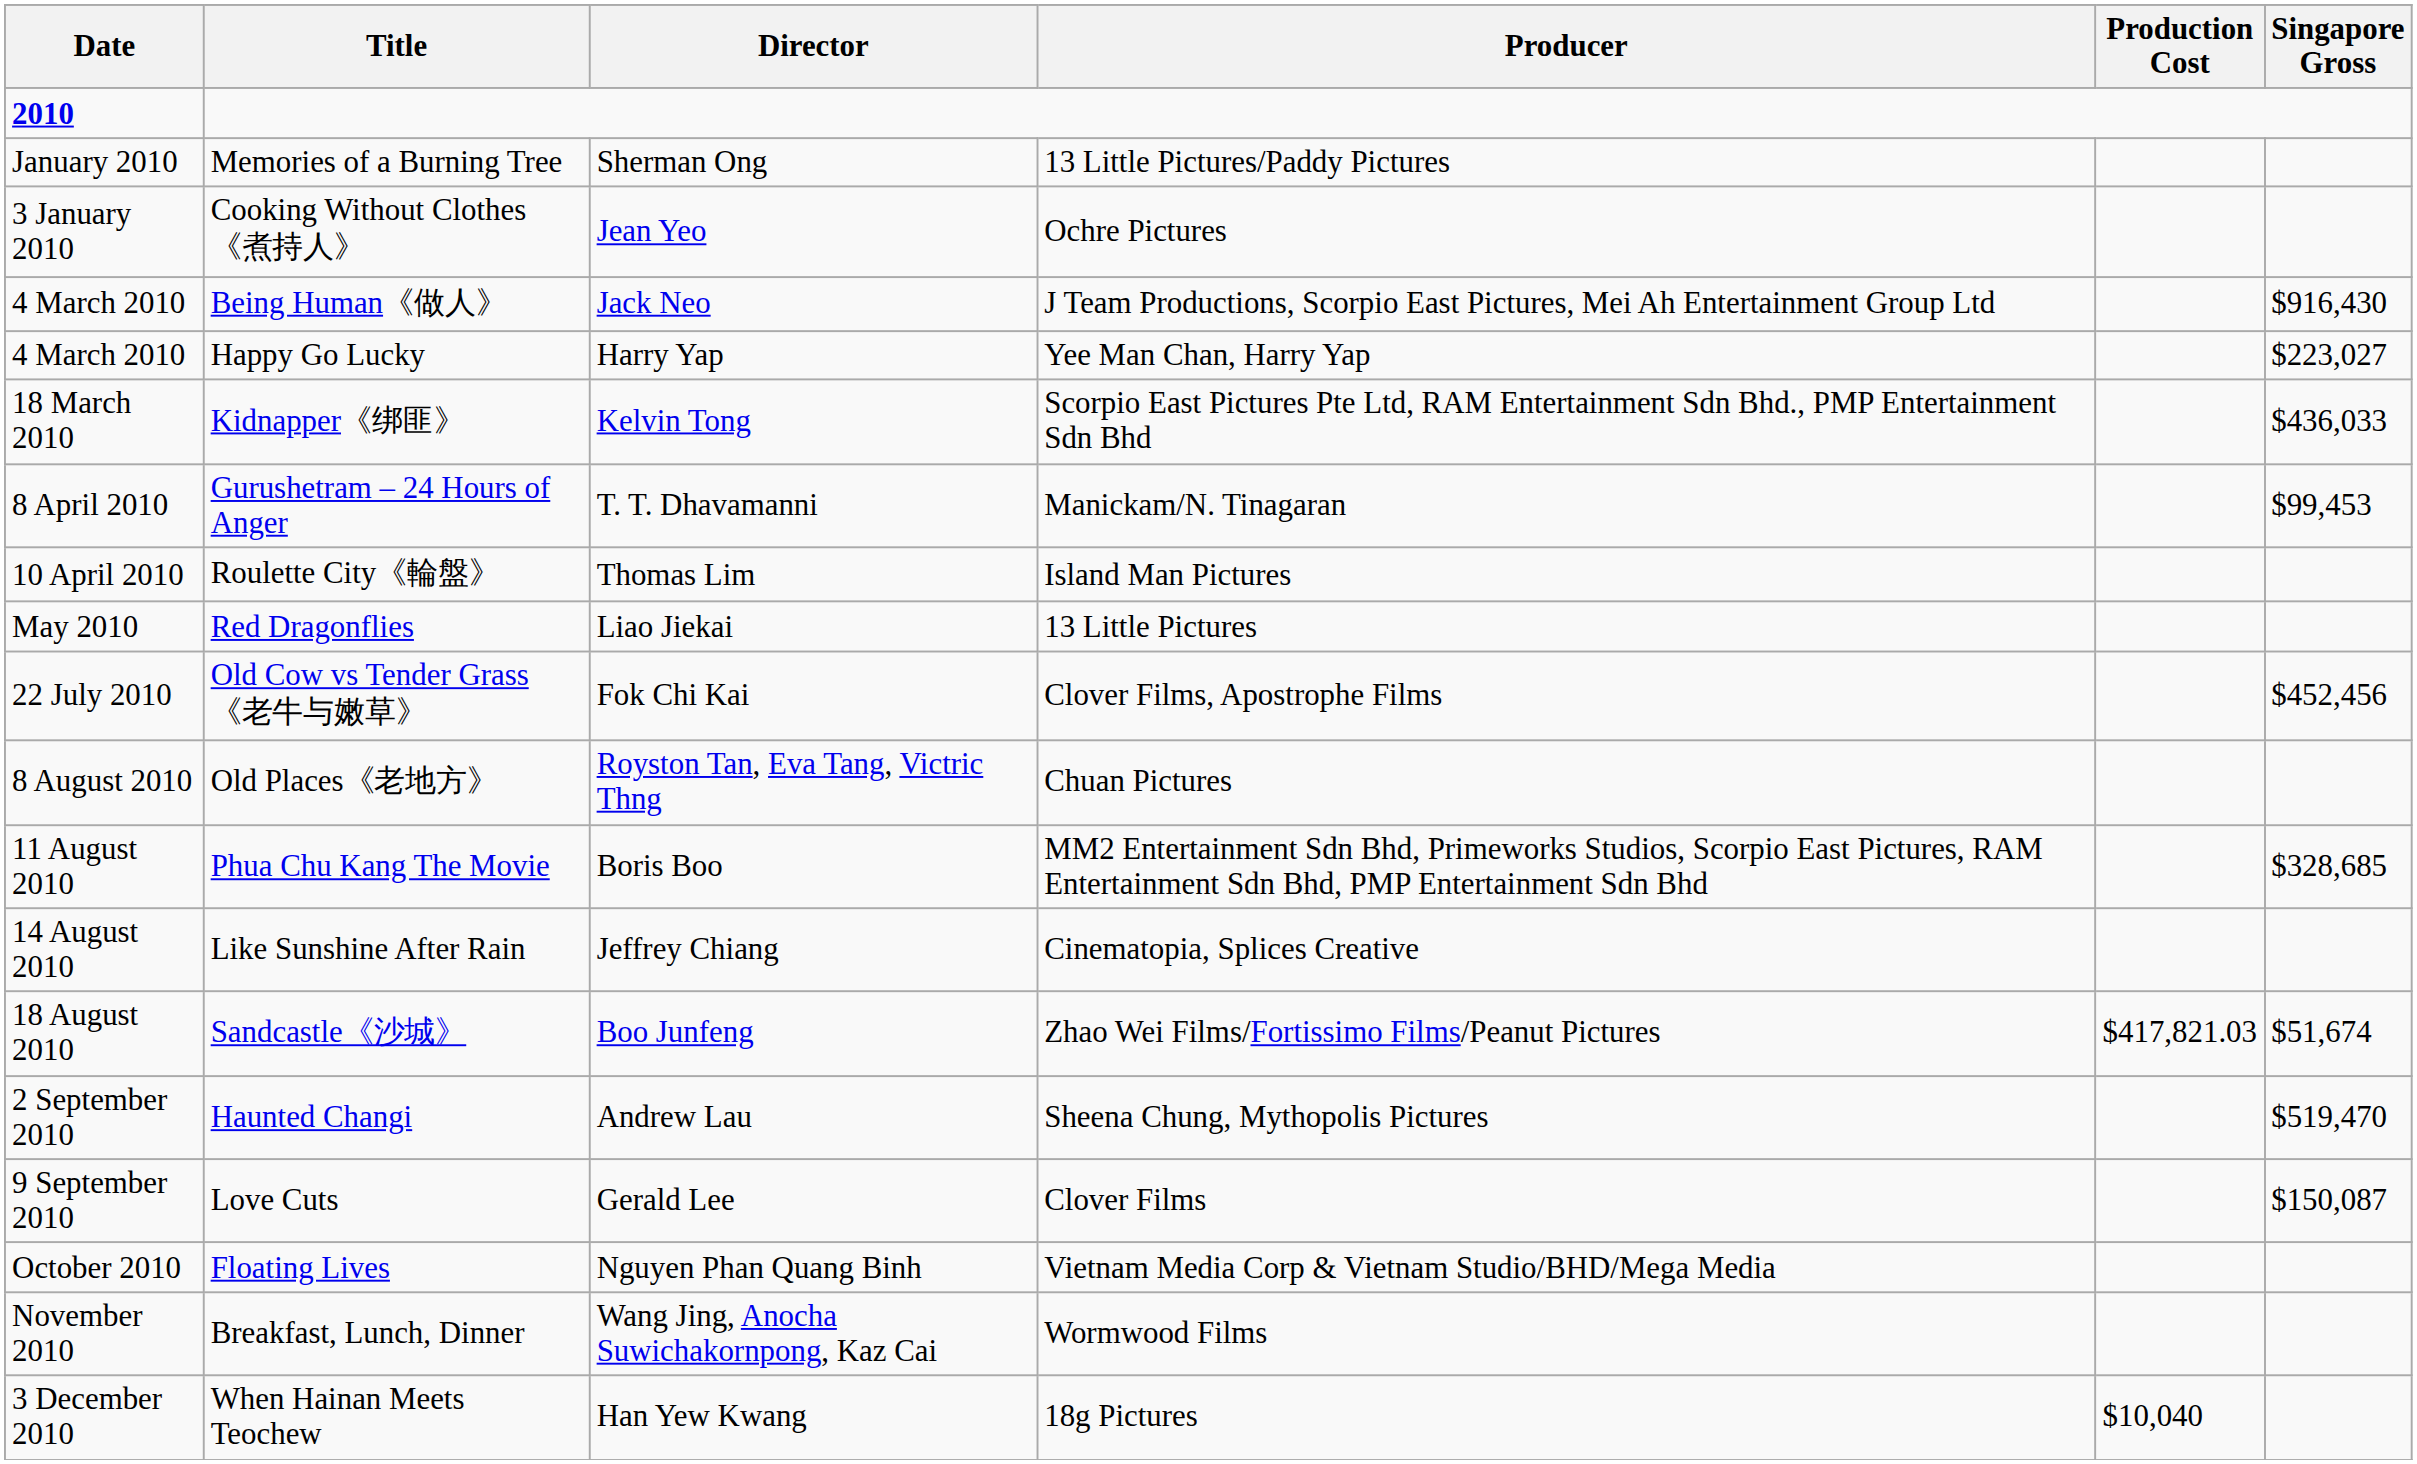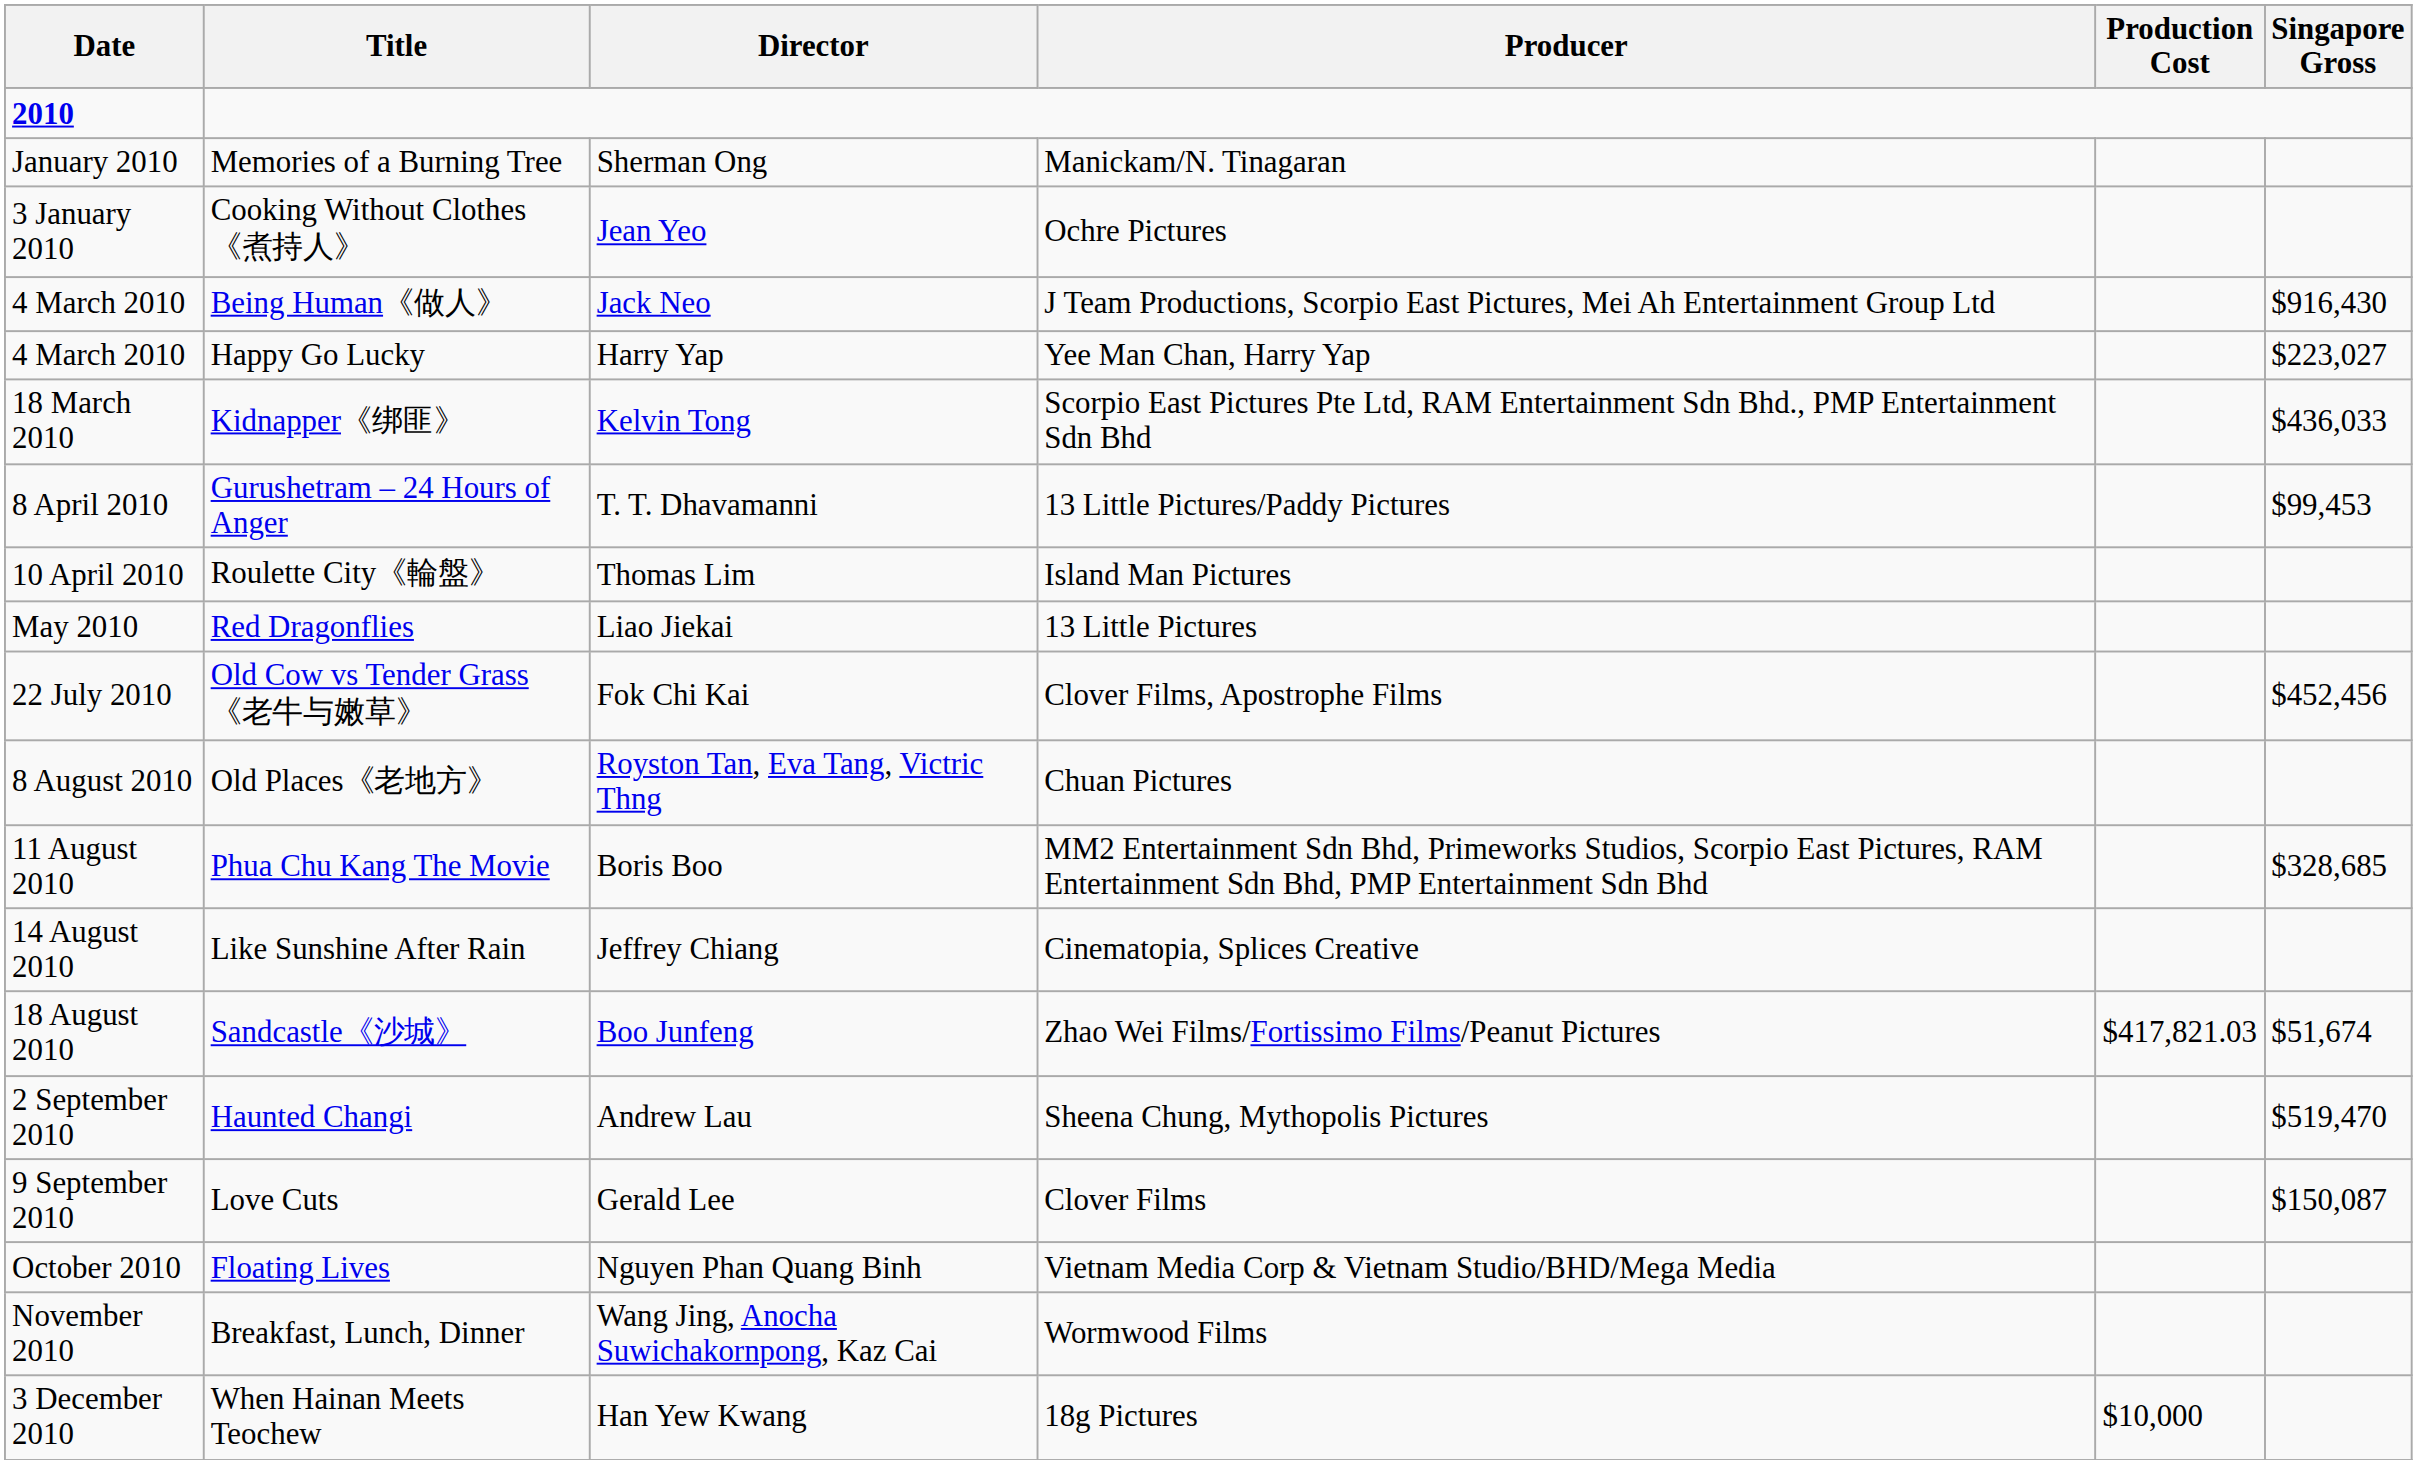(1247, 161) 13 Little Pictures/Paddy Pictures -> (1195, 161) Manickam/N. Tinagaran
(1195, 504) Manickam/N. Tinagaran -> (1247, 504) 13 Little Pictures/Paddy Pictures
(2153, 1416) $10,040 -> (2153, 1416) $10,000
